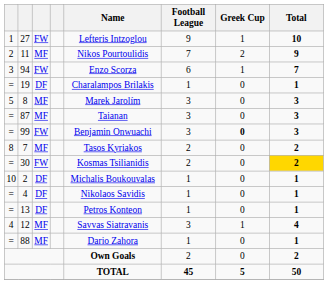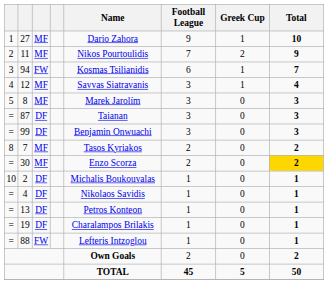(41, 39) FW -> (41, 39) MF
(113, 39) Lefteris Intzoglou -> (113, 39) Dario Zahora
(113, 70) Enzo Scorza -> (113, 70) Kosmas Tsilianidis
rows swapped: (11, 225) <-> (11, 85)
(41, 116) MF -> (41, 116) DF
(41, 132) FW -> (41, 132) DF
(242, 132) bold -> (242, 132) normal
(41, 163) FW -> (41, 163) MF
(113, 163) Kosmas Tsilianidis -> (113, 163) Enzo Scorza
(41, 241) MF -> (41, 241) FW
(113, 241) Dario Zahora -> (113, 241) Lefteris Intzoglou
